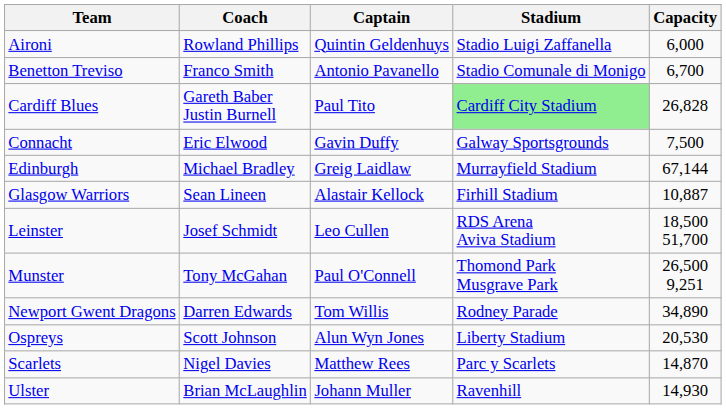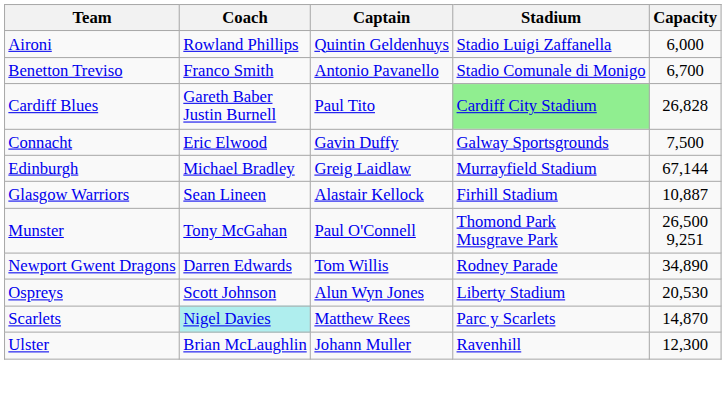- row: (36, 230)
(227, 364) no background -> (227, 319) paleturquoise background
(685, 390) 14,930 -> (685, 345) 12,300
